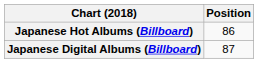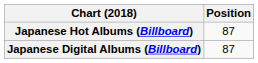(229, 31) 86 -> (229, 31) 87
